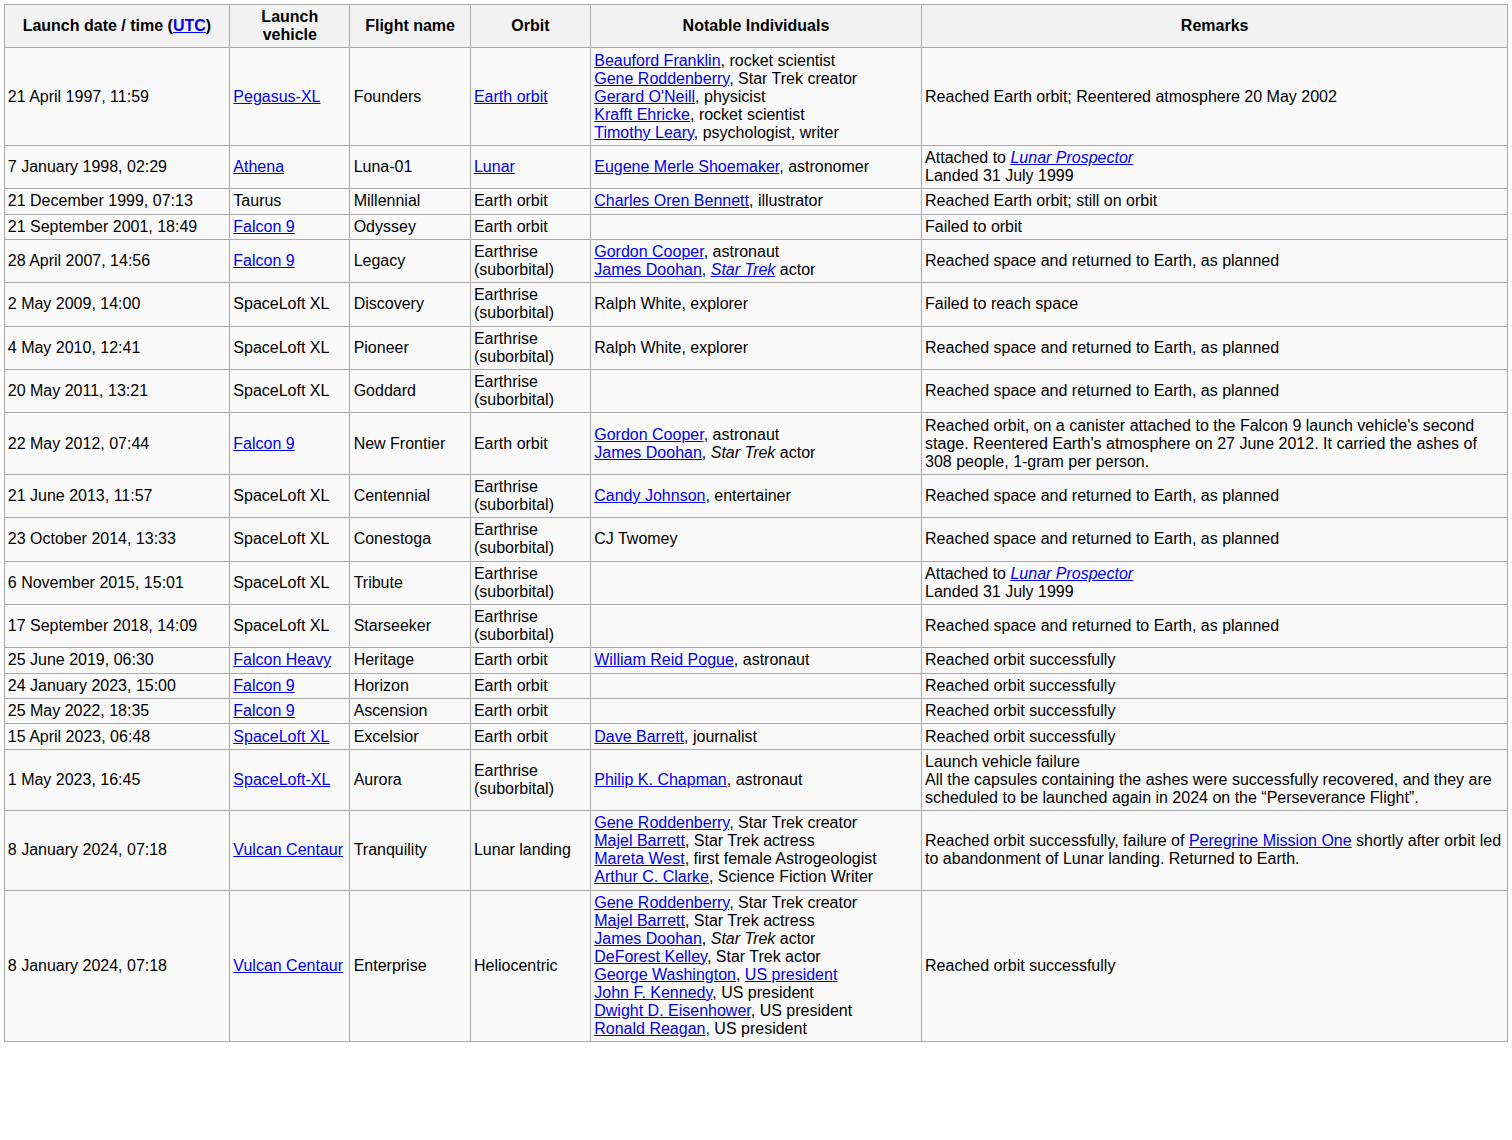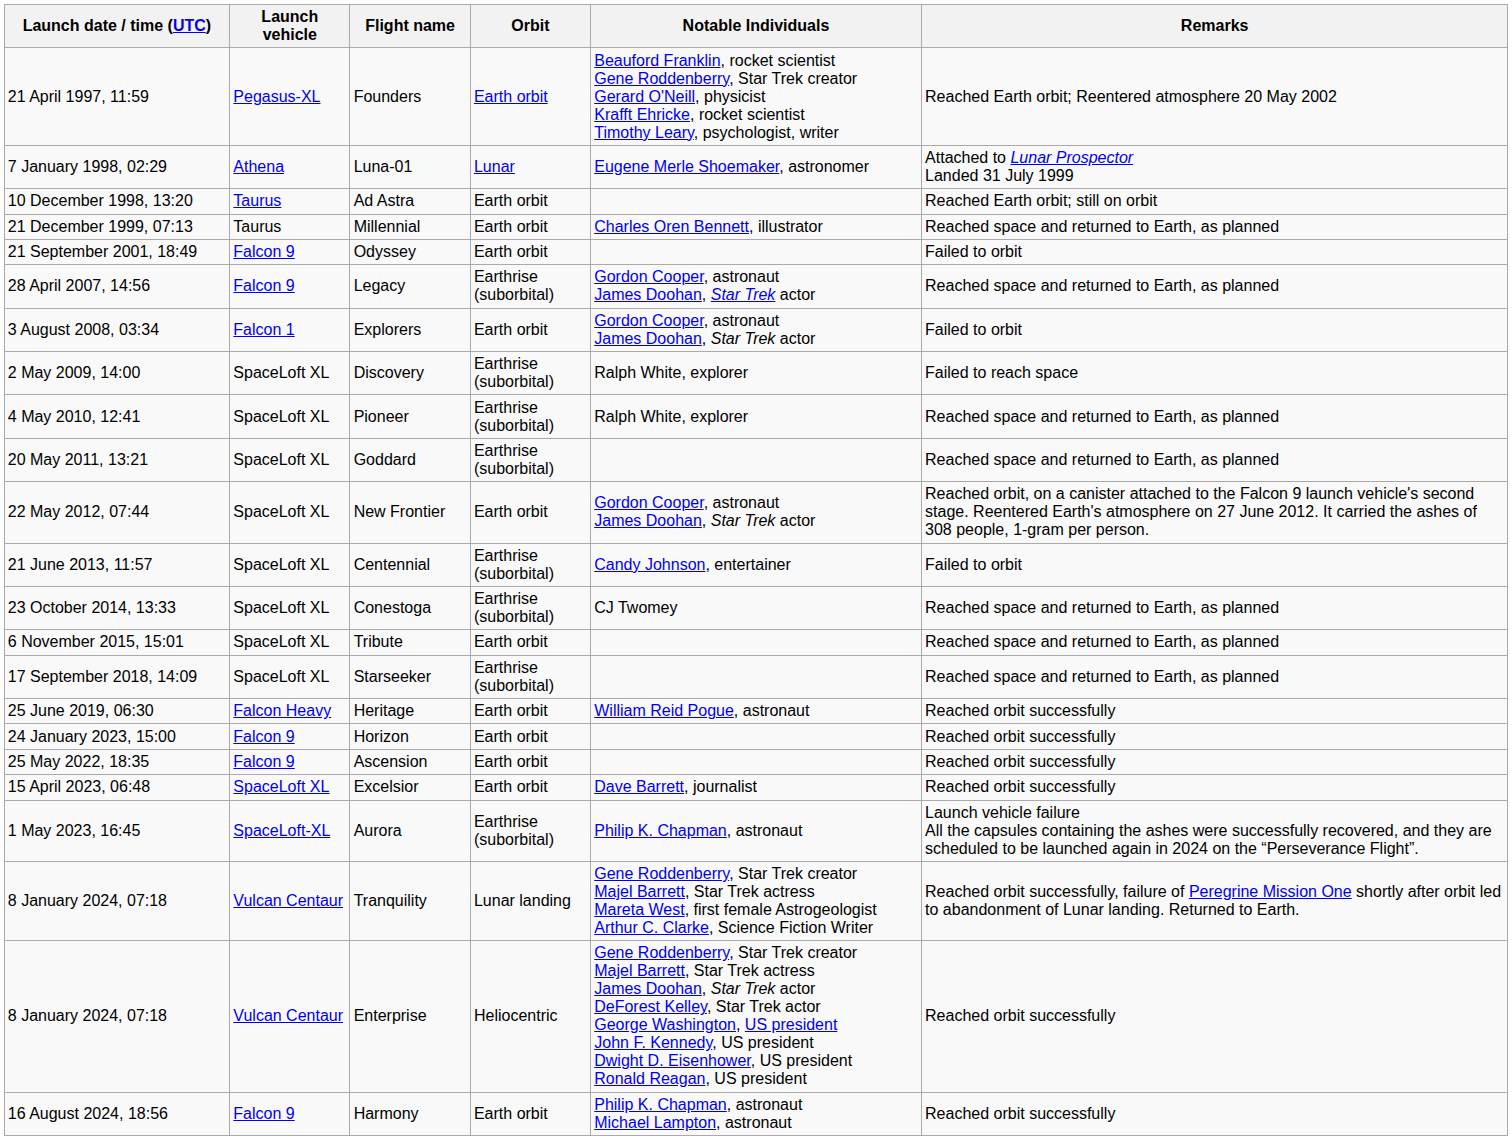+ row: (384, 201)
(1041, 201) Reached Earth orbit; still on orbit -> (1102, 226) Reached space and returned to Earth, as planned
+ row: (387, 329)
(264, 443) Falcon 9 -> (281, 512) SpaceLoft XL
(1102, 495) Reached space and returned to Earth, as planned -> (974, 564) Failed to orbit
(514, 582) Earthrise (suborbital) -> (511, 642) Earth orbit
(1029, 582) Attached to Lunar Prospector Landed 31 July 1999 -> (1102, 642) Reached space and returned to Earth, as planned
+ row: (386, 1113)
